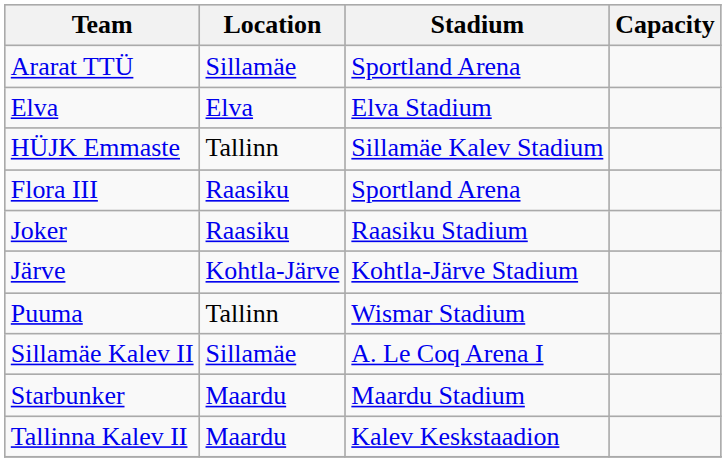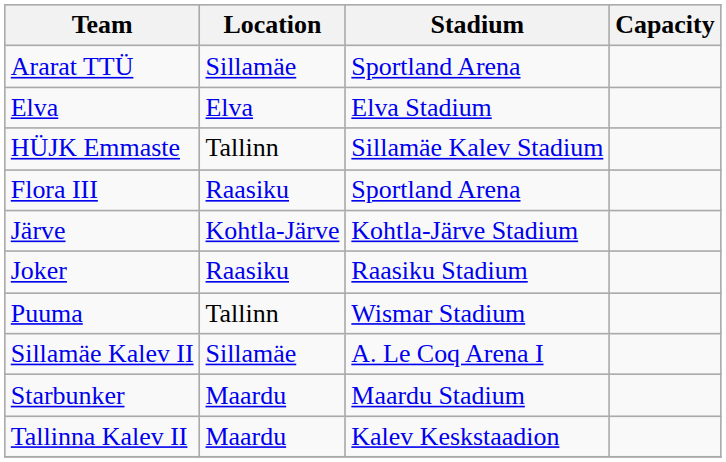rows swapped: (38, 271) <-> (39, 230)
